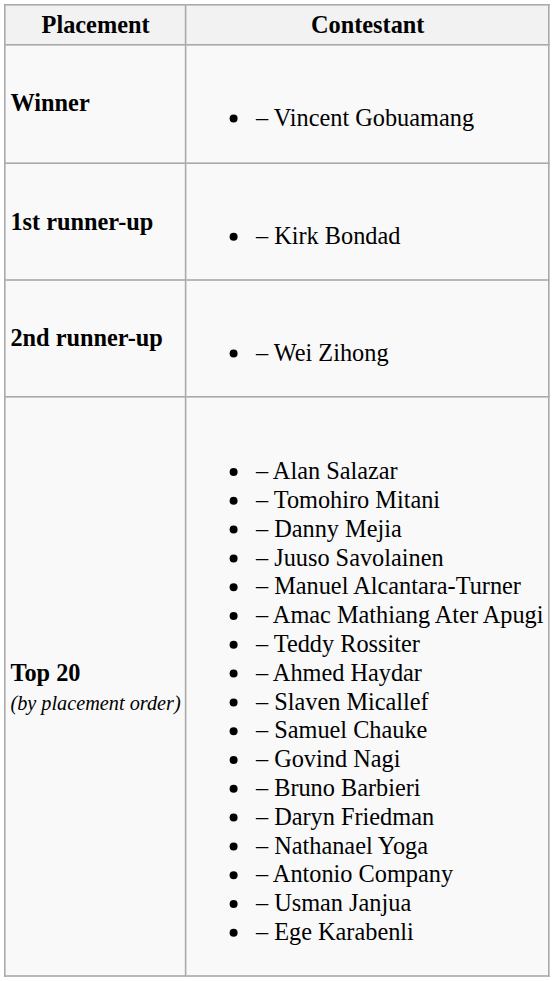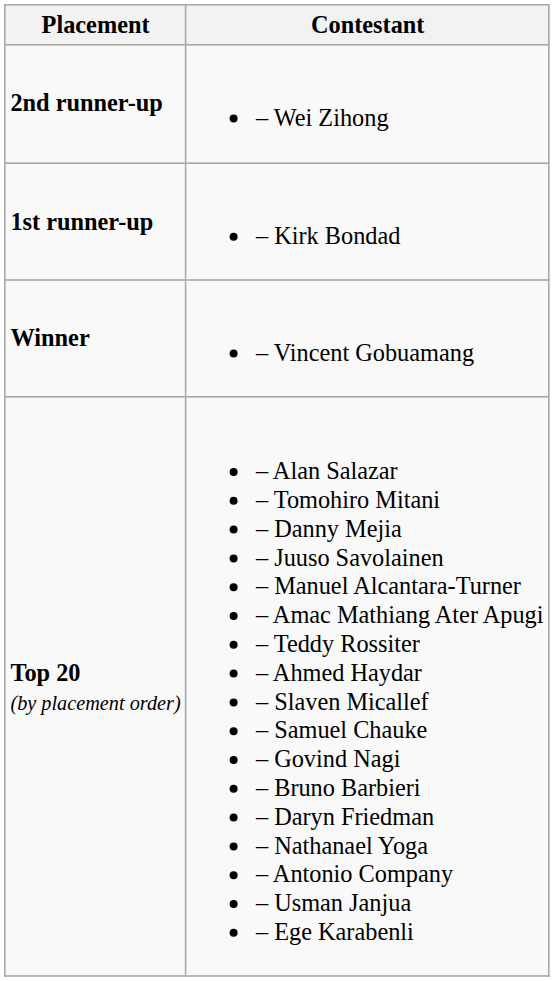rows swapped: (50, 103) <-> (87, 338)
